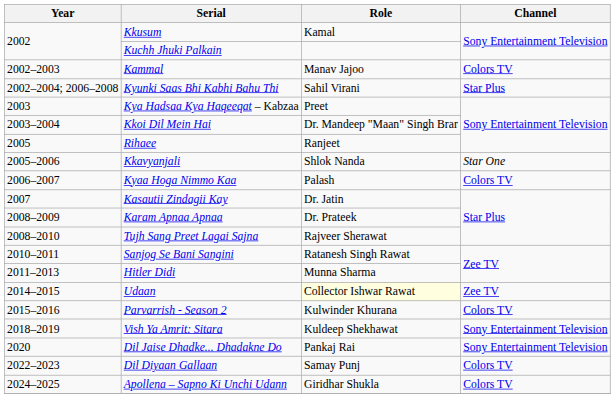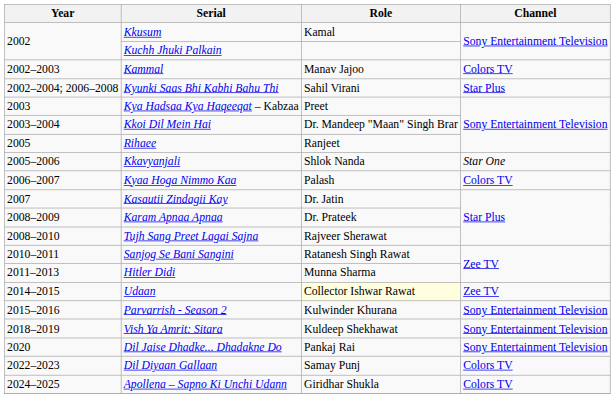(488, 310) Colors TV -> (535, 310) Sony Entertainment Television
